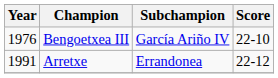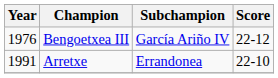(253, 38) 22-10 -> (253, 38) 22-12
(253, 61) 22-12 -> (253, 61) 22-10
